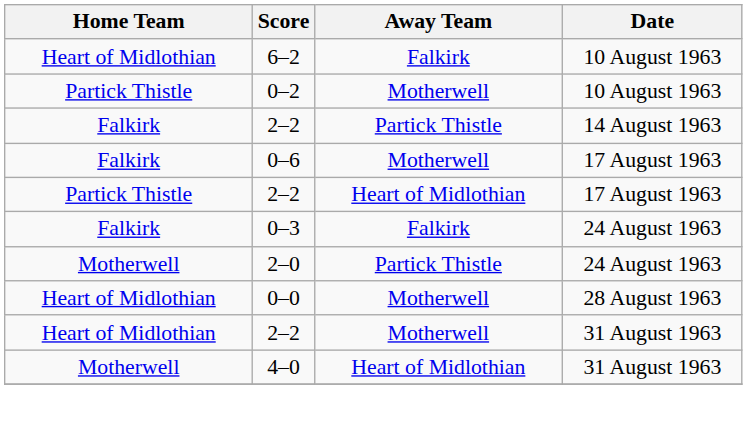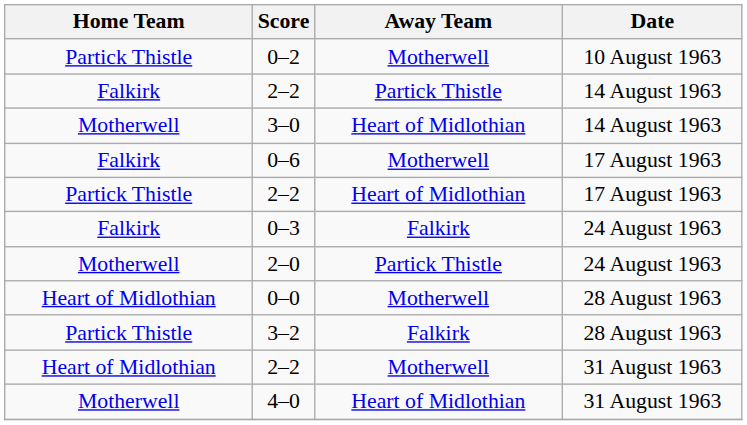- row: (284, 56)
+ row: (284, 125)
+ row: (284, 332)
